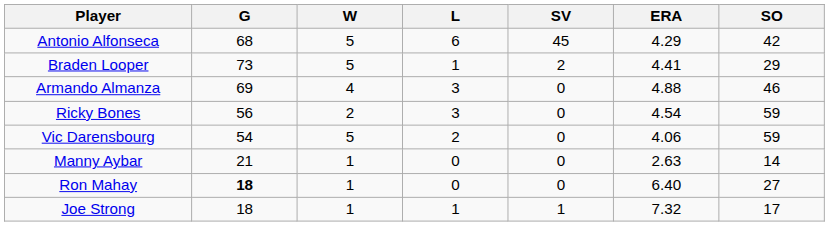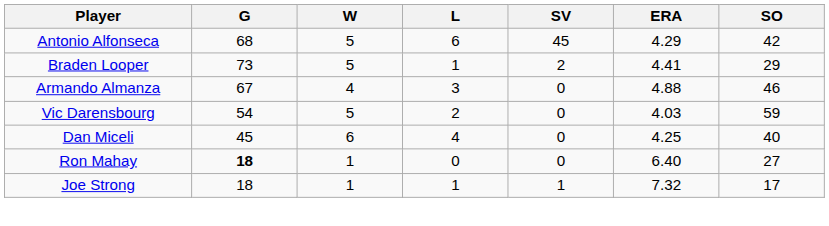(245, 88) 69 -> (245, 88) 67
- row: (98, 112)
(666, 137) 4.06 -> (666, 112) 4.03
+ row: (98, 137)
- row: (98, 161)
